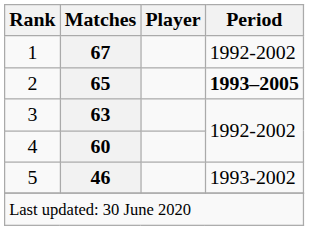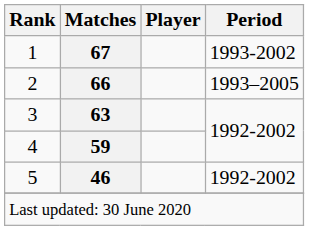(253, 51) 1992-2002 -> (253, 51) 1993-2002
(100, 83) 65 -> (100, 83) 66
(254, 83) bold -> (254, 83) normal
(100, 146) 60 -> (100, 146) 59
(253, 177) 1993-2002 -> (253, 177) 1992-2002
